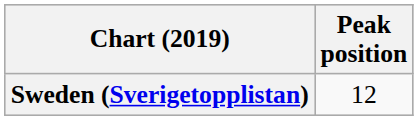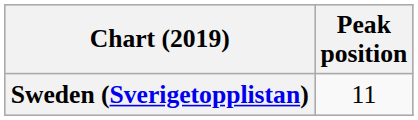(364, 94) 12 -> (364, 94) 11
